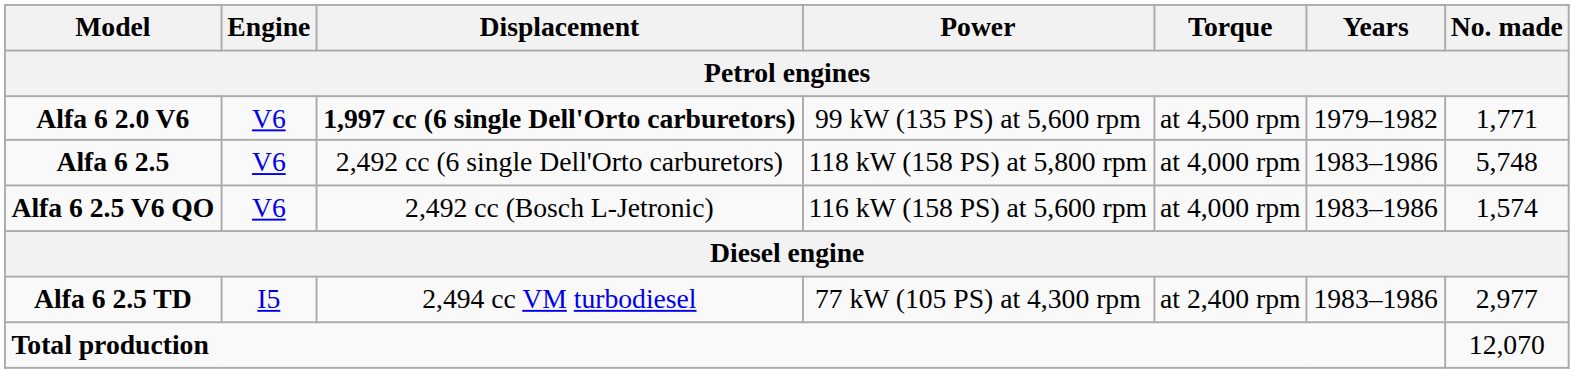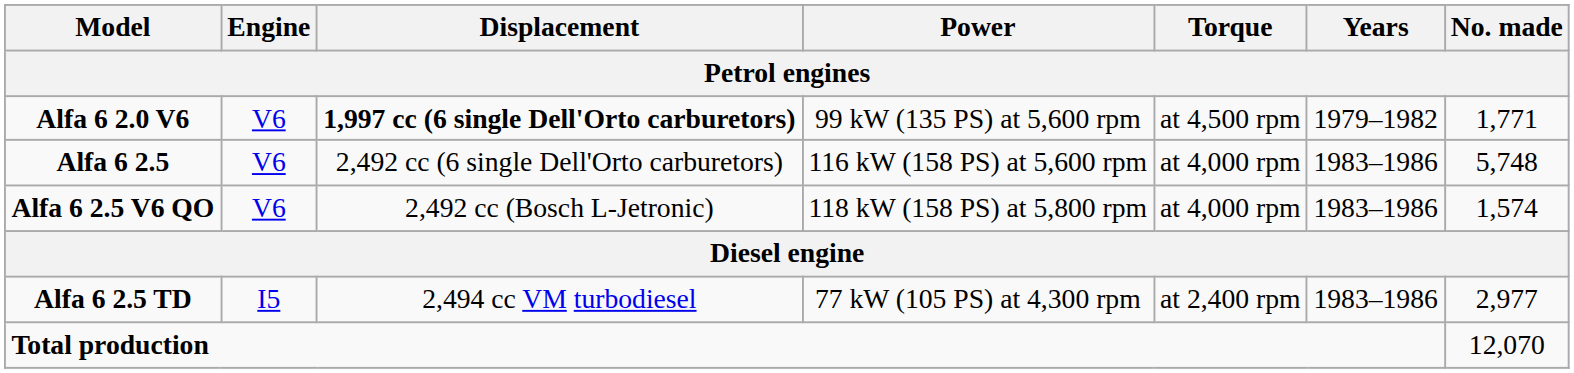(978, 162) 118 kW (158 PS) at 5,800 rpm -> (978, 162) 116 kW (158 PS) at 5,600 rpm
(978, 207) 116 kW (158 PS) at 5,600 rpm -> (978, 207) 118 kW (158 PS) at 5,800 rpm
